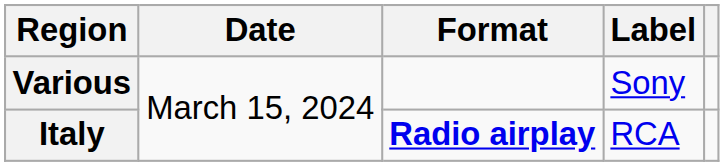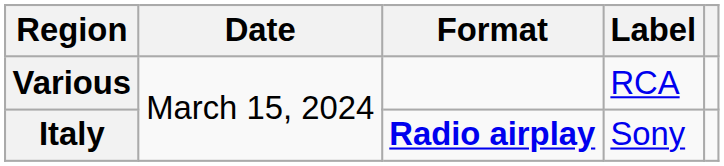(648, 82) Sony -> (645, 82) RCA
(645, 134) RCA -> (648, 134) Sony
